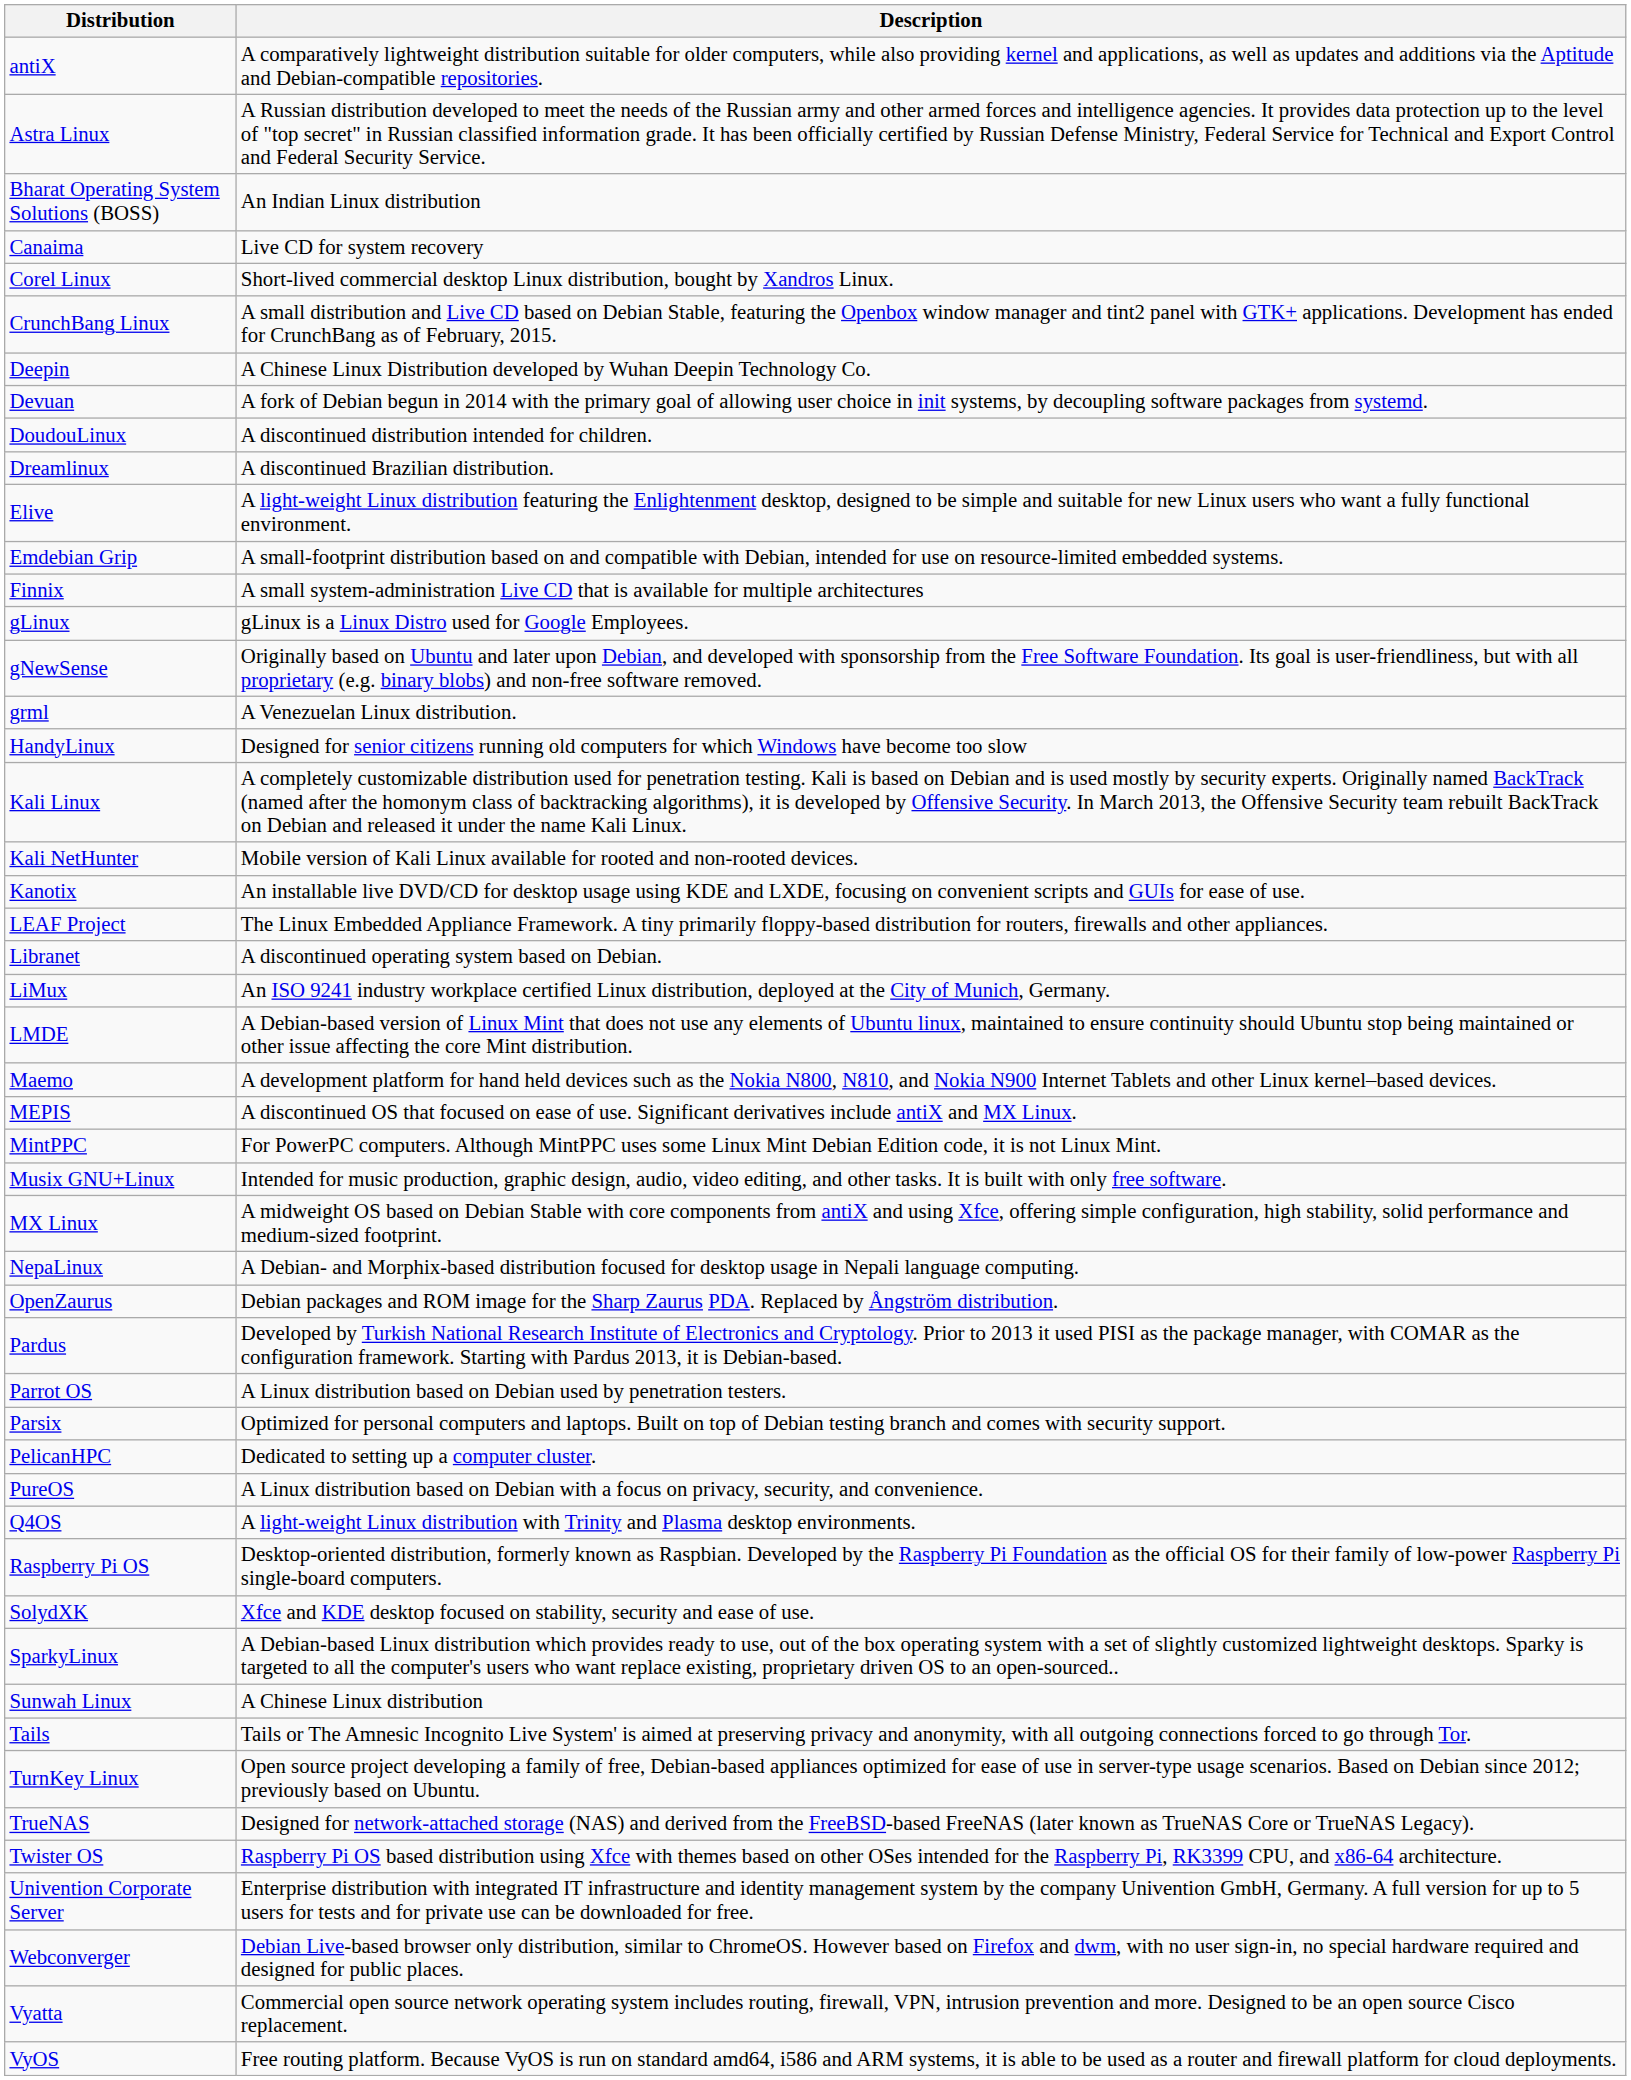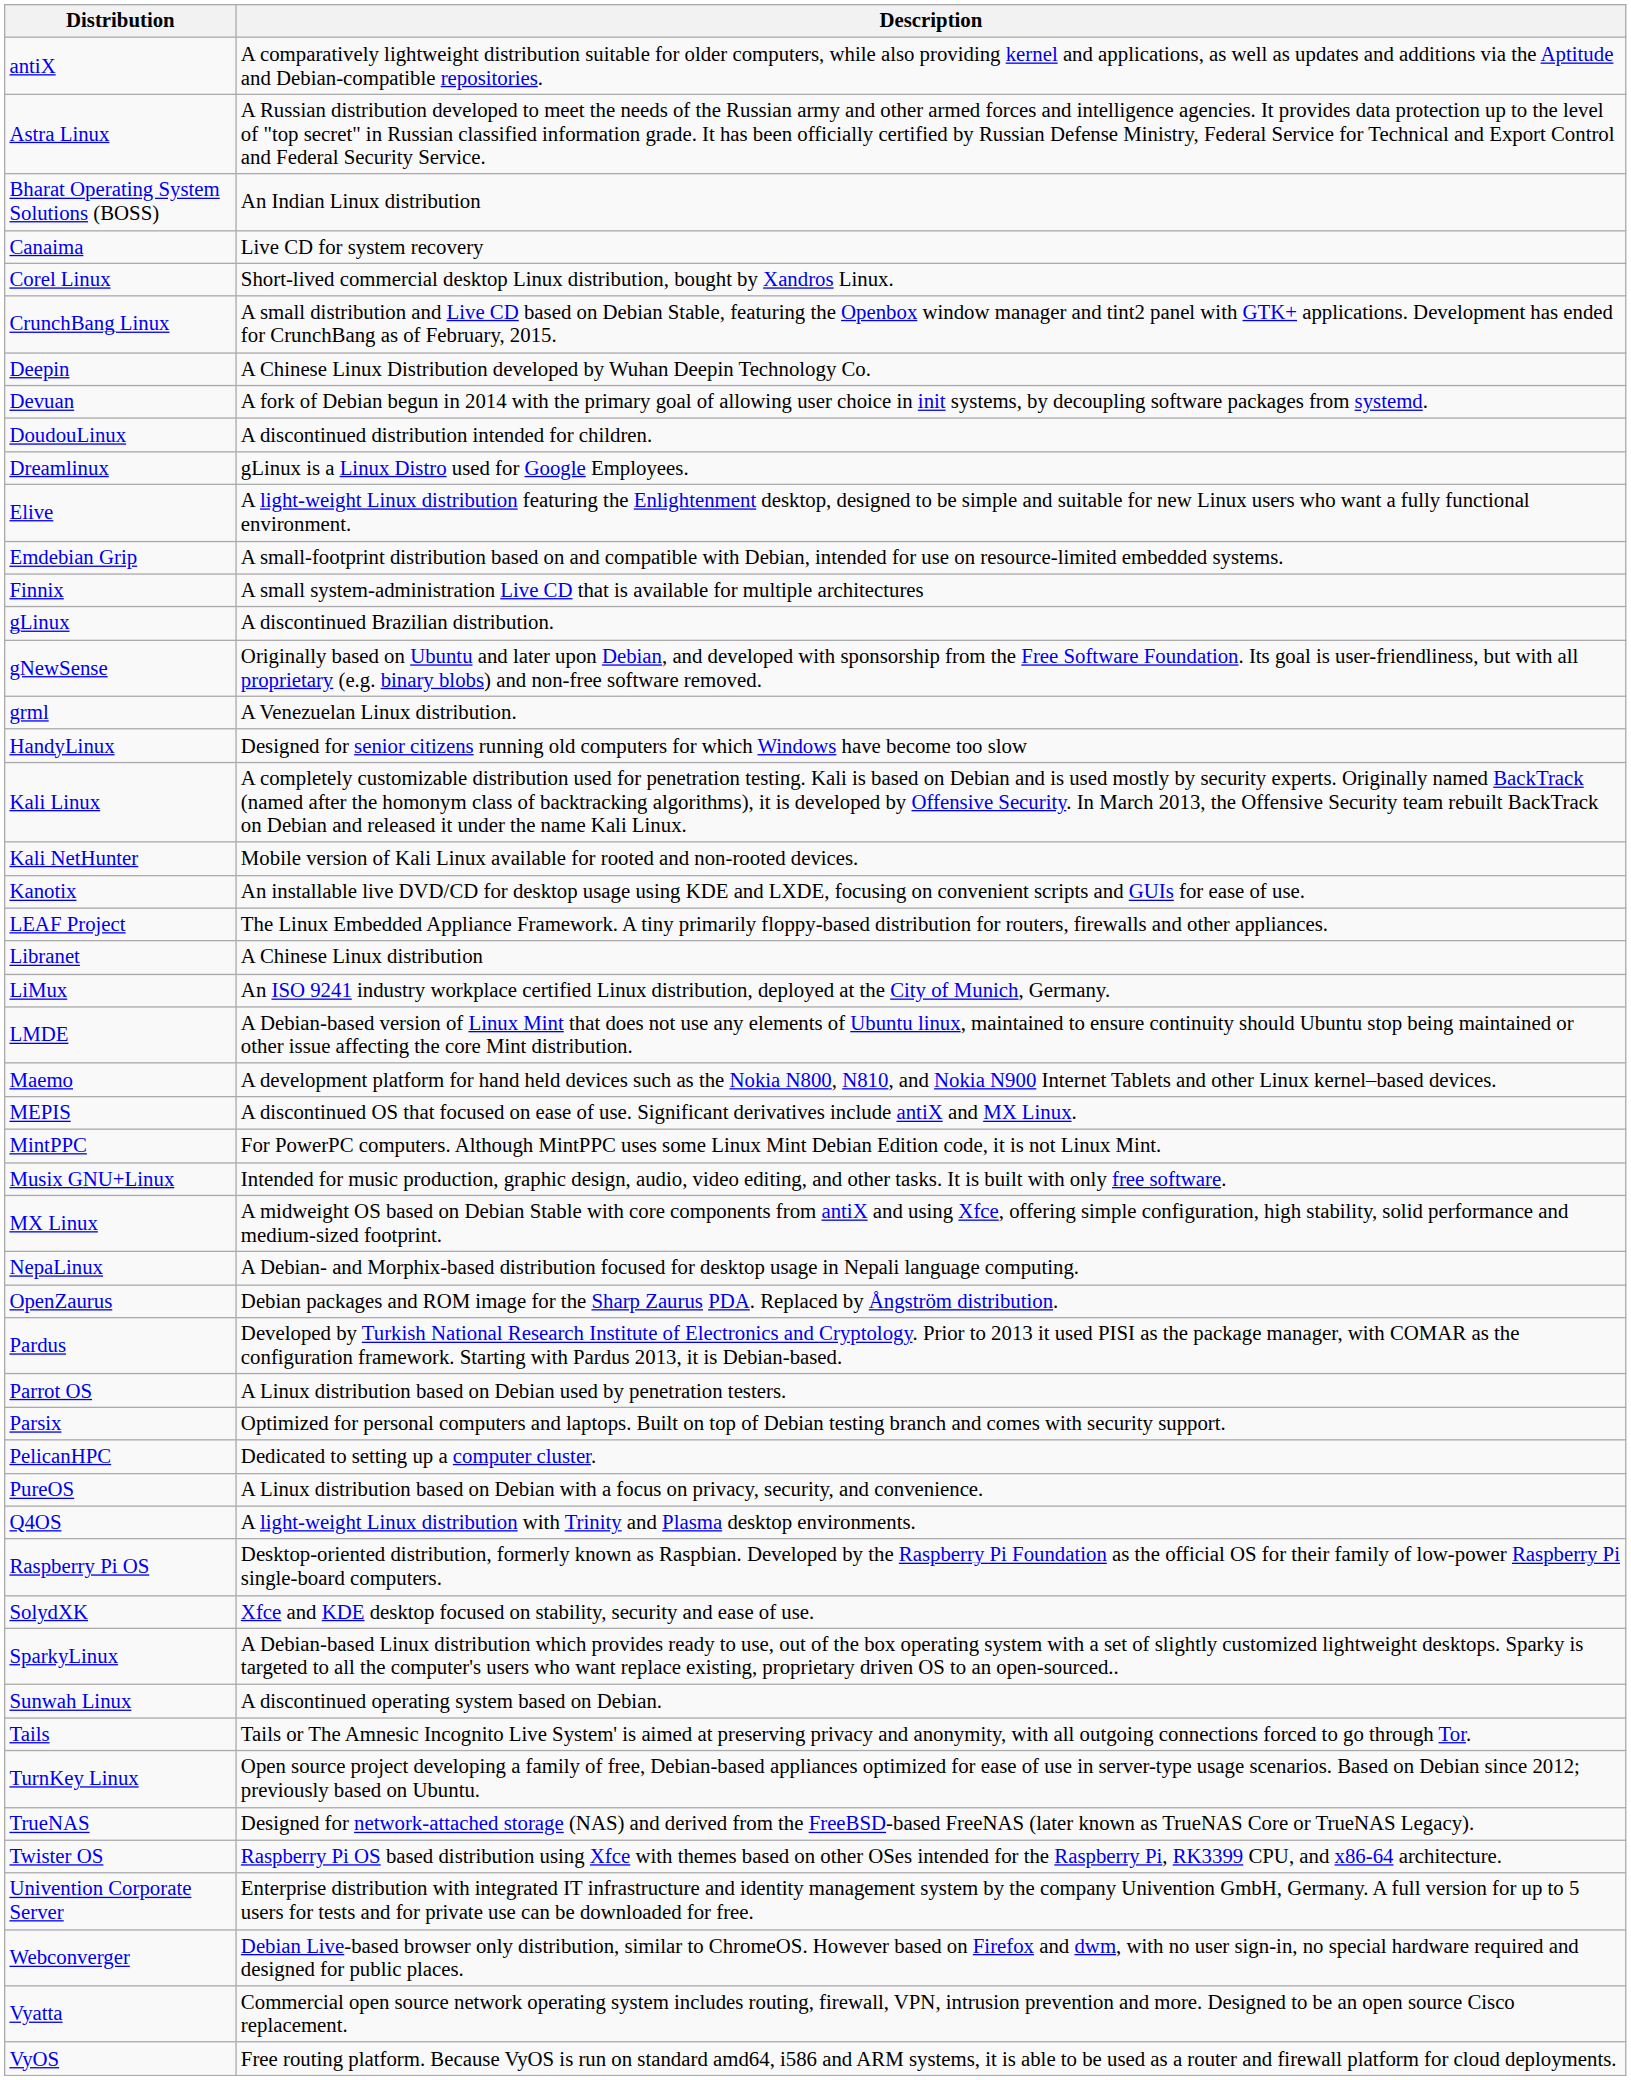(397, 467) A discontinued Brazilian distribution. -> (465, 467) gLinux is a Linux Distro used for Google Employees.
(465, 623) gLinux is a Linux Distro used for Google Employees. -> (397, 623) A discontinued Brazilian distribution.
(451, 957) A discontinued operating system based on Debian. -> (362, 957) A Chinese Linux distribution
(362, 1701) A Chinese Linux distribution -> (451, 1701) A discontinued operating system based on Debian.
